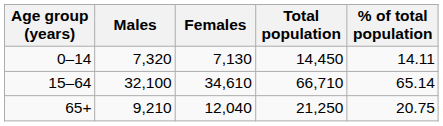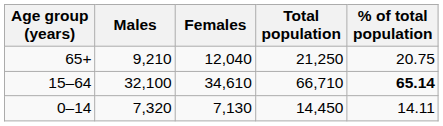rows swapped: (74, 58) <-> (78, 108)
(416, 83) normal -> (416, 83) bold
